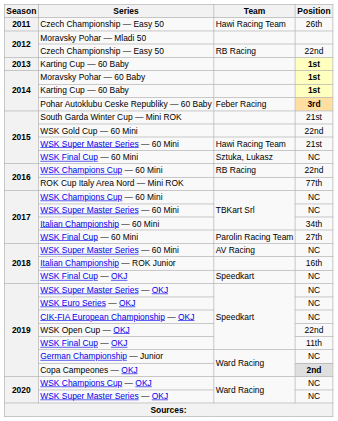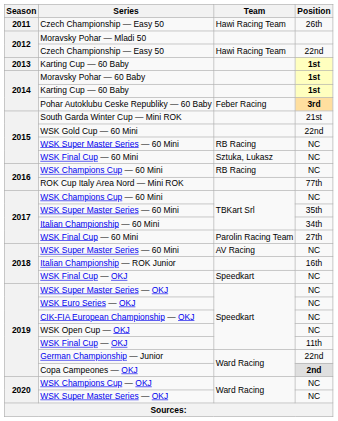(236, 50) RB Racing -> (251, 50) Hawi Racing Team
(251, 143) Hawi Racing Team -> (236, 143) RB Racing
(314, 143) 21st -> (314, 143) NC
(314, 170) 22nd -> (314, 170) NC
(314, 210) NC -> (314, 210) 35th
(314, 330) 22nd -> (314, 330) NC
(314, 356) NC -> (314, 356) 22nd
